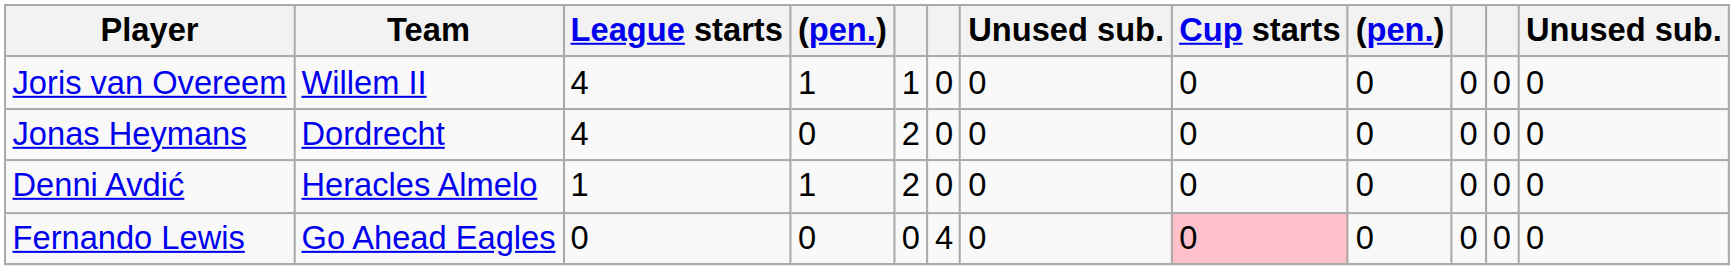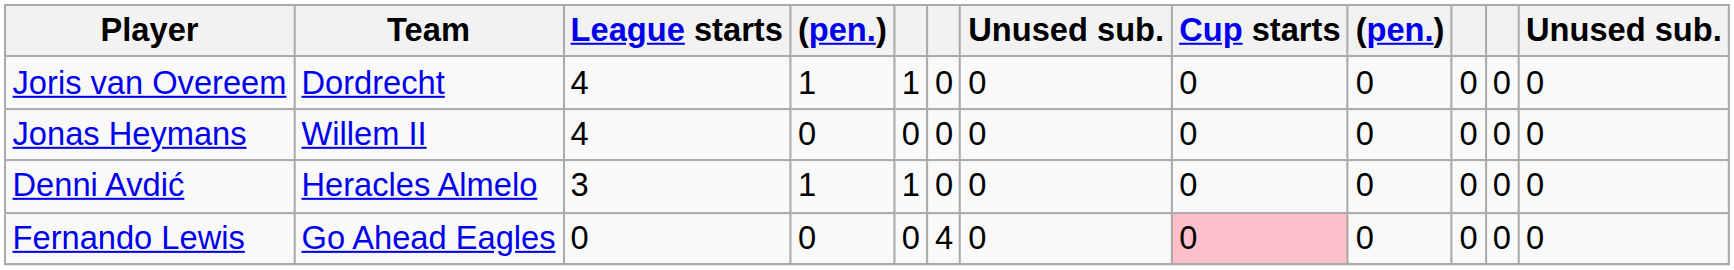(364, 82) Willem II -> (373, 82) Dordrecht
(373, 133) Dordrecht -> (364, 133) Willem II
(911, 133) 2 -> (911, 133) 0
(580, 185) 1 -> (580, 185) 3
(911, 185) 2 -> (911, 185) 1
